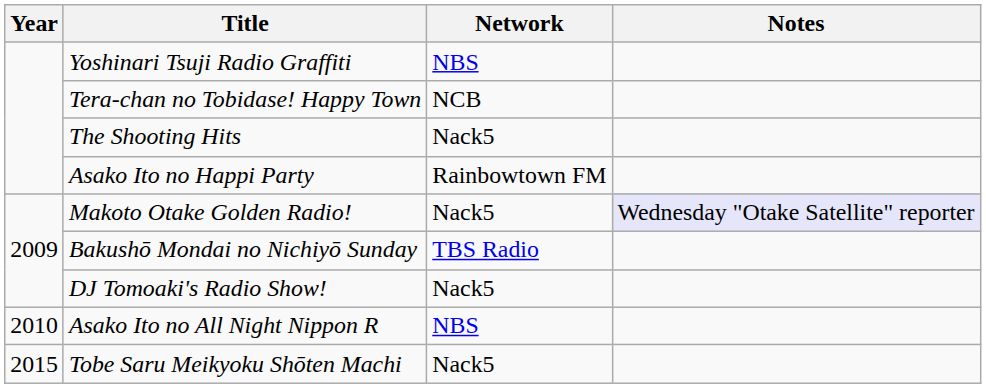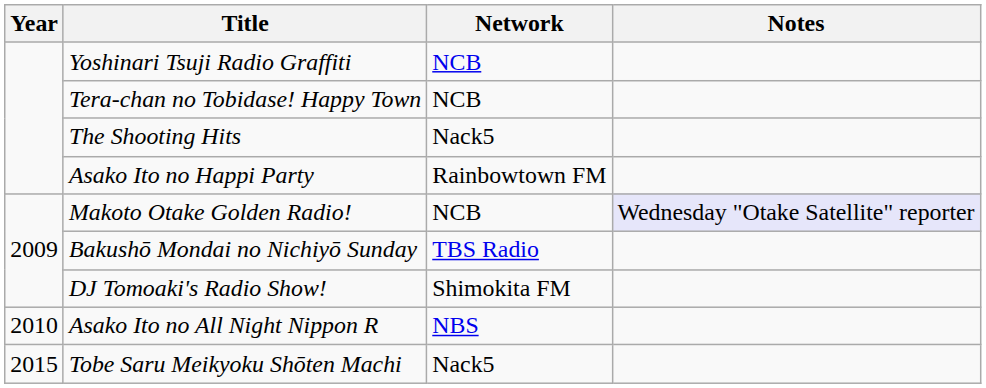(455, 61) NBS -> (457, 61) NCB
(463, 212) Nack5 -> (457, 212) NCB
(463, 288) Nack5 -> (501, 288) Shimokita FM
